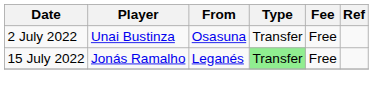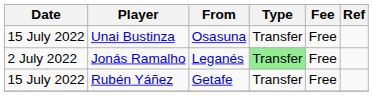(42, 36) 2 July 2022 -> (46, 36) 15 July 2022
(46, 58) 15 July 2022 -> (42, 58) 2 July 2022
+ row: (132, 79)
